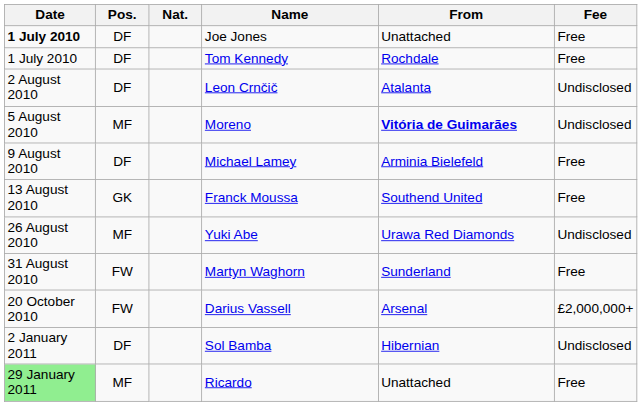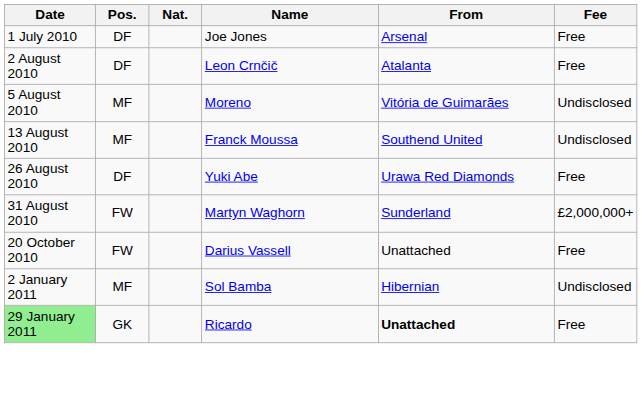(44, 36) bold -> (42, 36) normal
(416, 36) Unattached -> (404, 36) Arsenal
- row: (246, 58)
(594, 87) Undisclosed -> (571, 66) Free
(449, 124) bold -> (445, 102) normal
- row: (251, 161)
(122, 198) GK -> (122, 139) MF
(571, 198) Free -> (594, 139) Undisclosed
(122, 235) MF -> (122, 176) DF
(594, 235) Undisclosed -> (571, 176) Free
(571, 271) Free -> (595, 213) £2,000,000+
(404, 308) Arsenal -> (416, 250) Unattached
(595, 308) £2,000,000+ -> (571, 250) Free
(122, 345) DF -> (122, 287) MF
(122, 382) MF -> (122, 324) GK
(416, 382) normal -> (418, 324) bold
